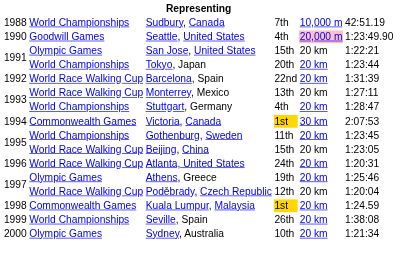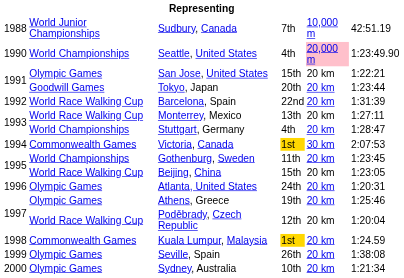(79, 22) World Championships -> (65, 28) World Junior Championships
(67, 37) Goodwill Games -> (79, 54) World Championships
(79, 65) World Championships -> (67, 88) Goodwill Games
(86, 163) World Race Walking Cup -> (66, 186) Olympic Games
(79, 220) World Championships -> (66, 254) Olympic Games
